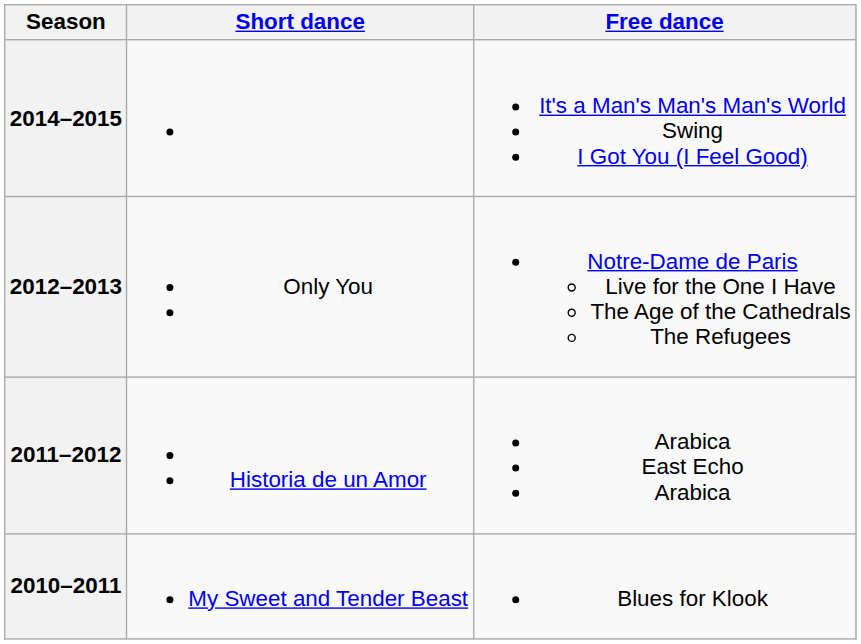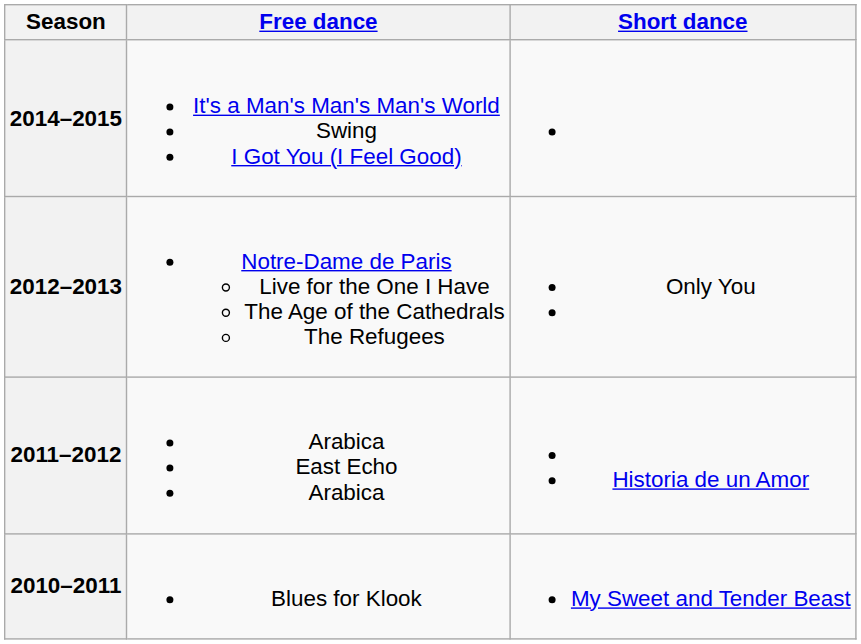columns swapped: (300, 22) <-> (665, 22)
